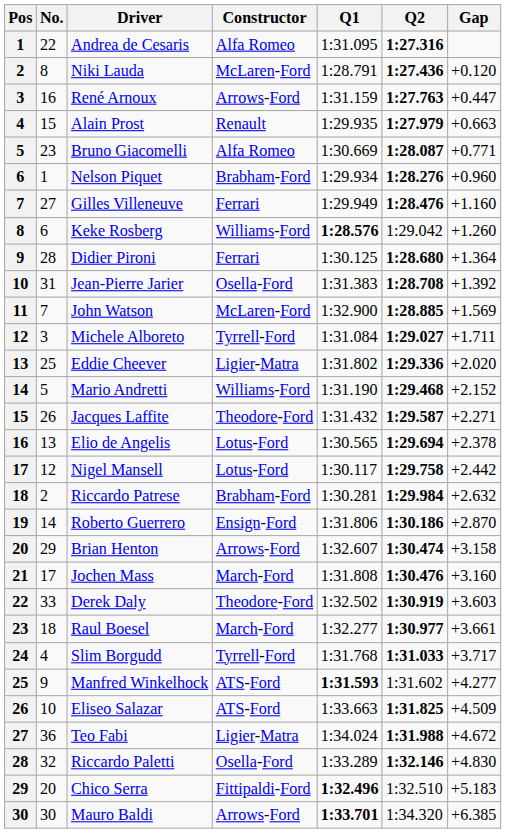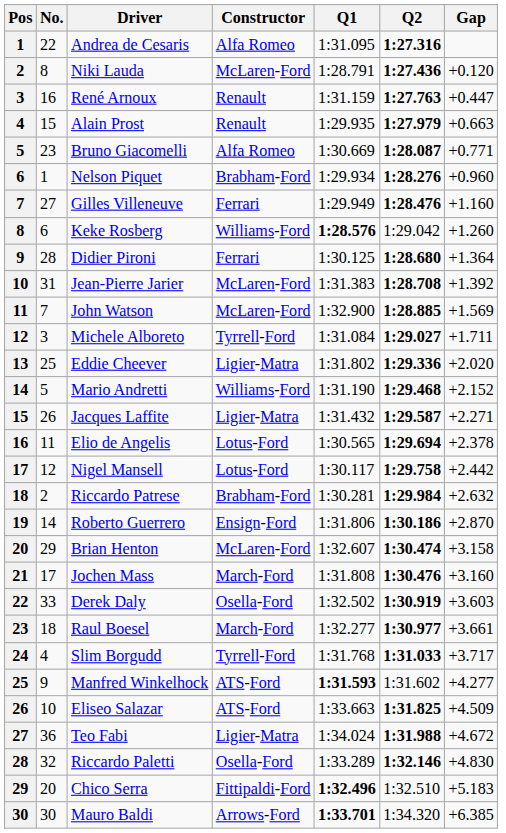(258, 97) Arrows-Ford -> (241, 97) Renault
(254, 283) Osella-Ford -> (263, 283) McLaren-Ford
(265, 416) Theodore-Ford -> (257, 416) Ligier-Matra
(48, 443) 13 -> (48, 443) 11
(258, 549) Arrows-Ford -> (263, 549) McLaren-Ford
(265, 602) Theodore-Ford -> (254, 602) Osella-Ford
